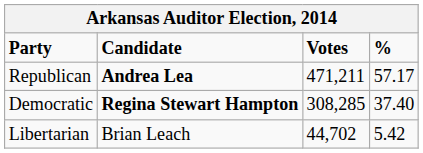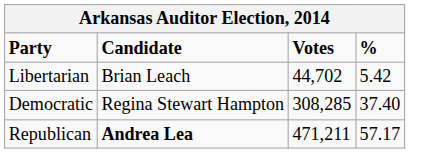rows swapped: (50, 76) <-> (49, 133)
(200, 104) bold -> (193, 104) normal
